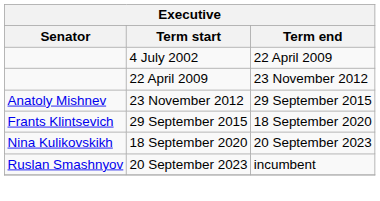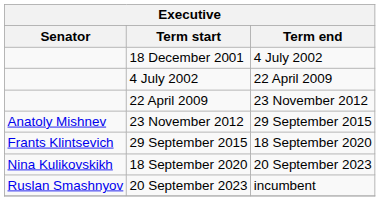+ row: (187, 57)
